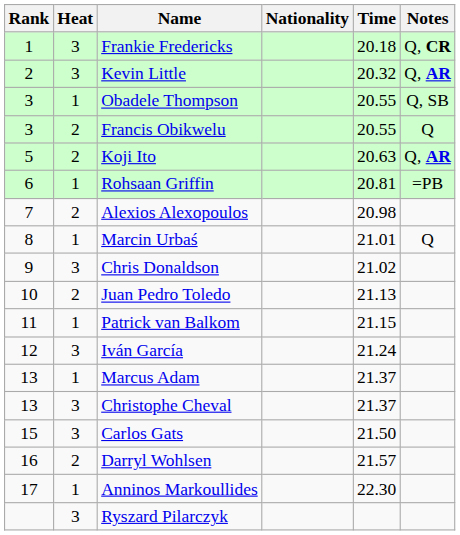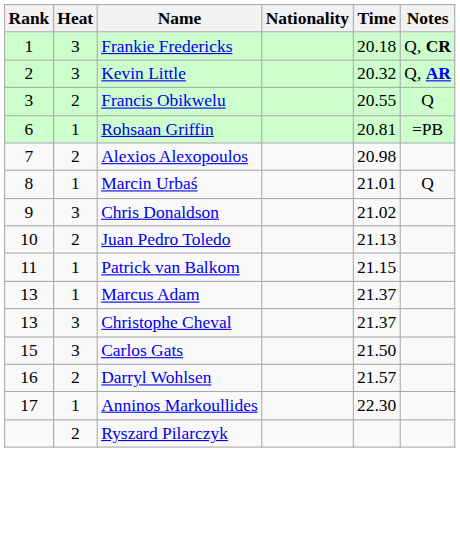- row: (170, 101)
- row: (129, 156)
- row: (142, 350)
(75, 516) 3 -> (75, 433) 2
